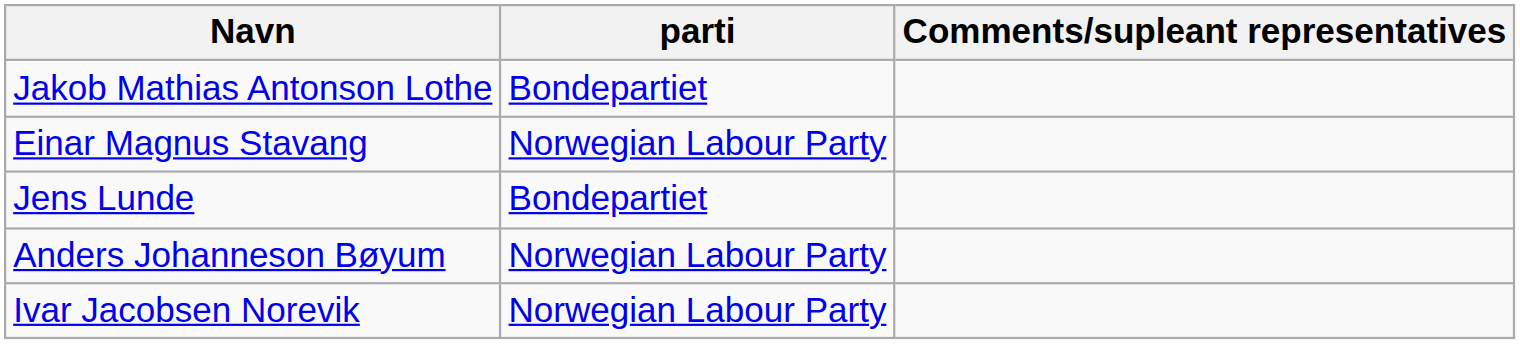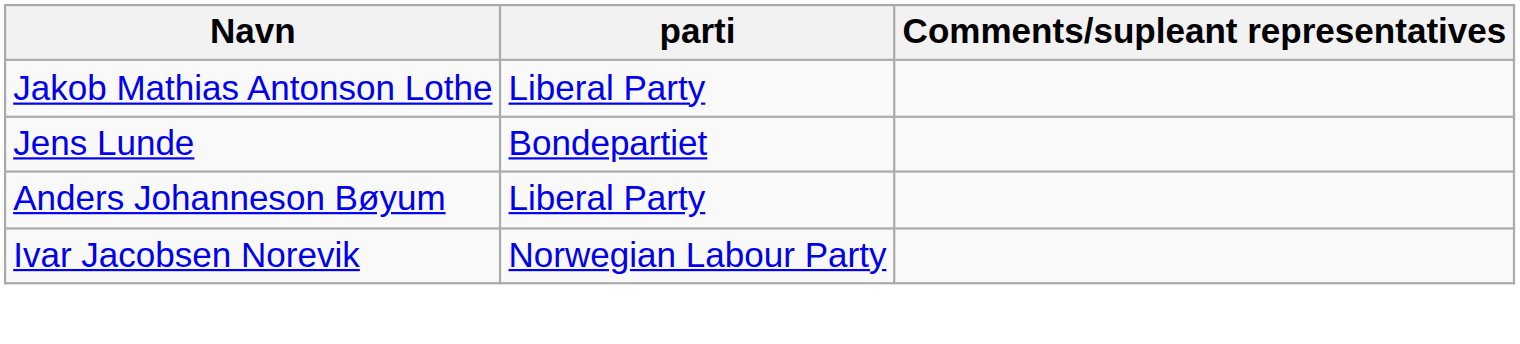(608, 87) Bondepartiet -> (607, 87) Liberal Party
- row: (190, 143)
(697, 254) Norwegian Labour Party -> (607, 198) Liberal Party
